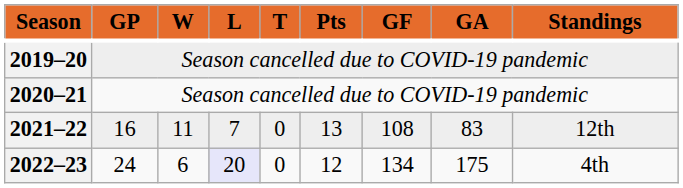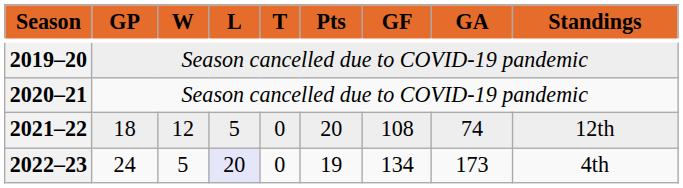(125, 129) 16 -> (125, 129) 18
(183, 129) 11 -> (183, 129) 12
(234, 129) 7 -> (234, 129) 5
(331, 129) 13 -> (331, 129) 20
(472, 129) 83 -> (472, 129) 74
(183, 164) 6 -> (183, 164) 5
(331, 164) 12 -> (331, 164) 19
(472, 164) 175 -> (472, 164) 173
